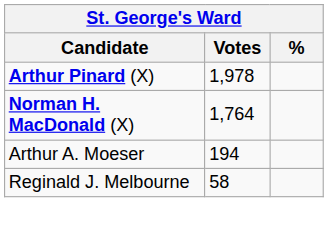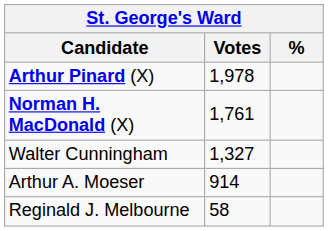(232, 115) 1,764 -> (232, 115) 1,761
+ row: (88, 153)
(224, 153) 194 -> (224, 182) 914
